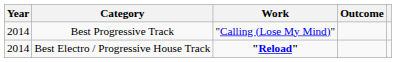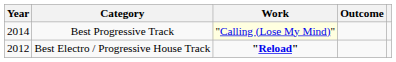(275, 31) no background -> (275, 31) lightyellow background
(18, 48) 2014 -> (18, 48) 2012
